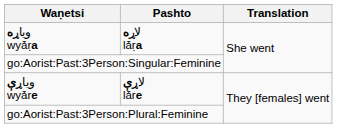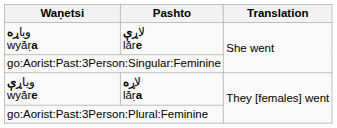(133, 39) لاړه lā́ṛa -> (134, 39) لاړې lā́re
(134, 89) لاړې lā́re -> (133, 89) لاړه lā́ṛa
